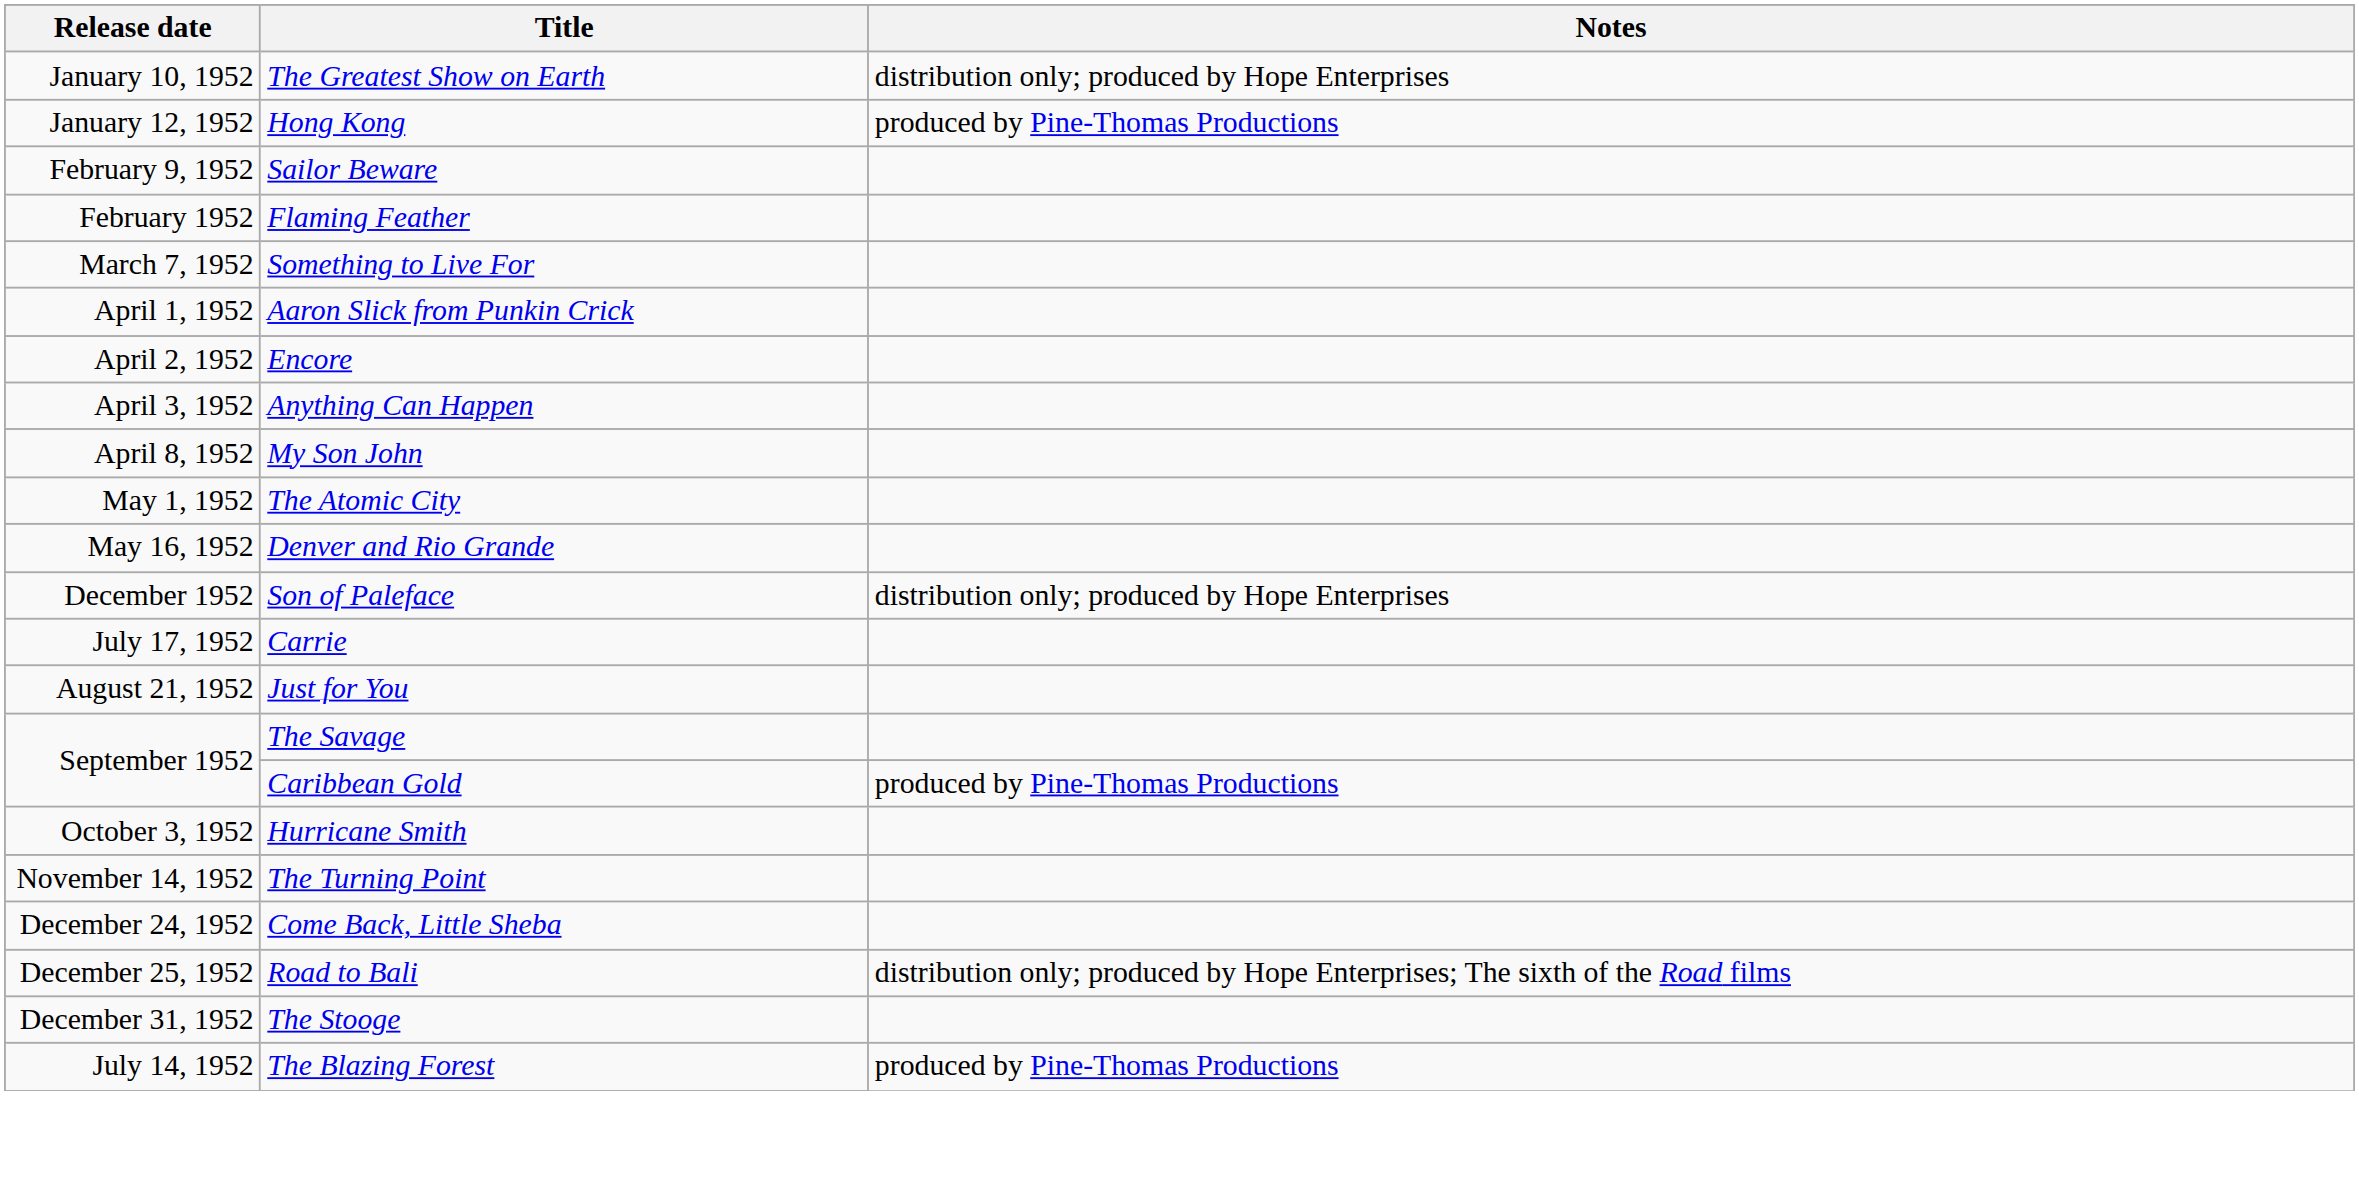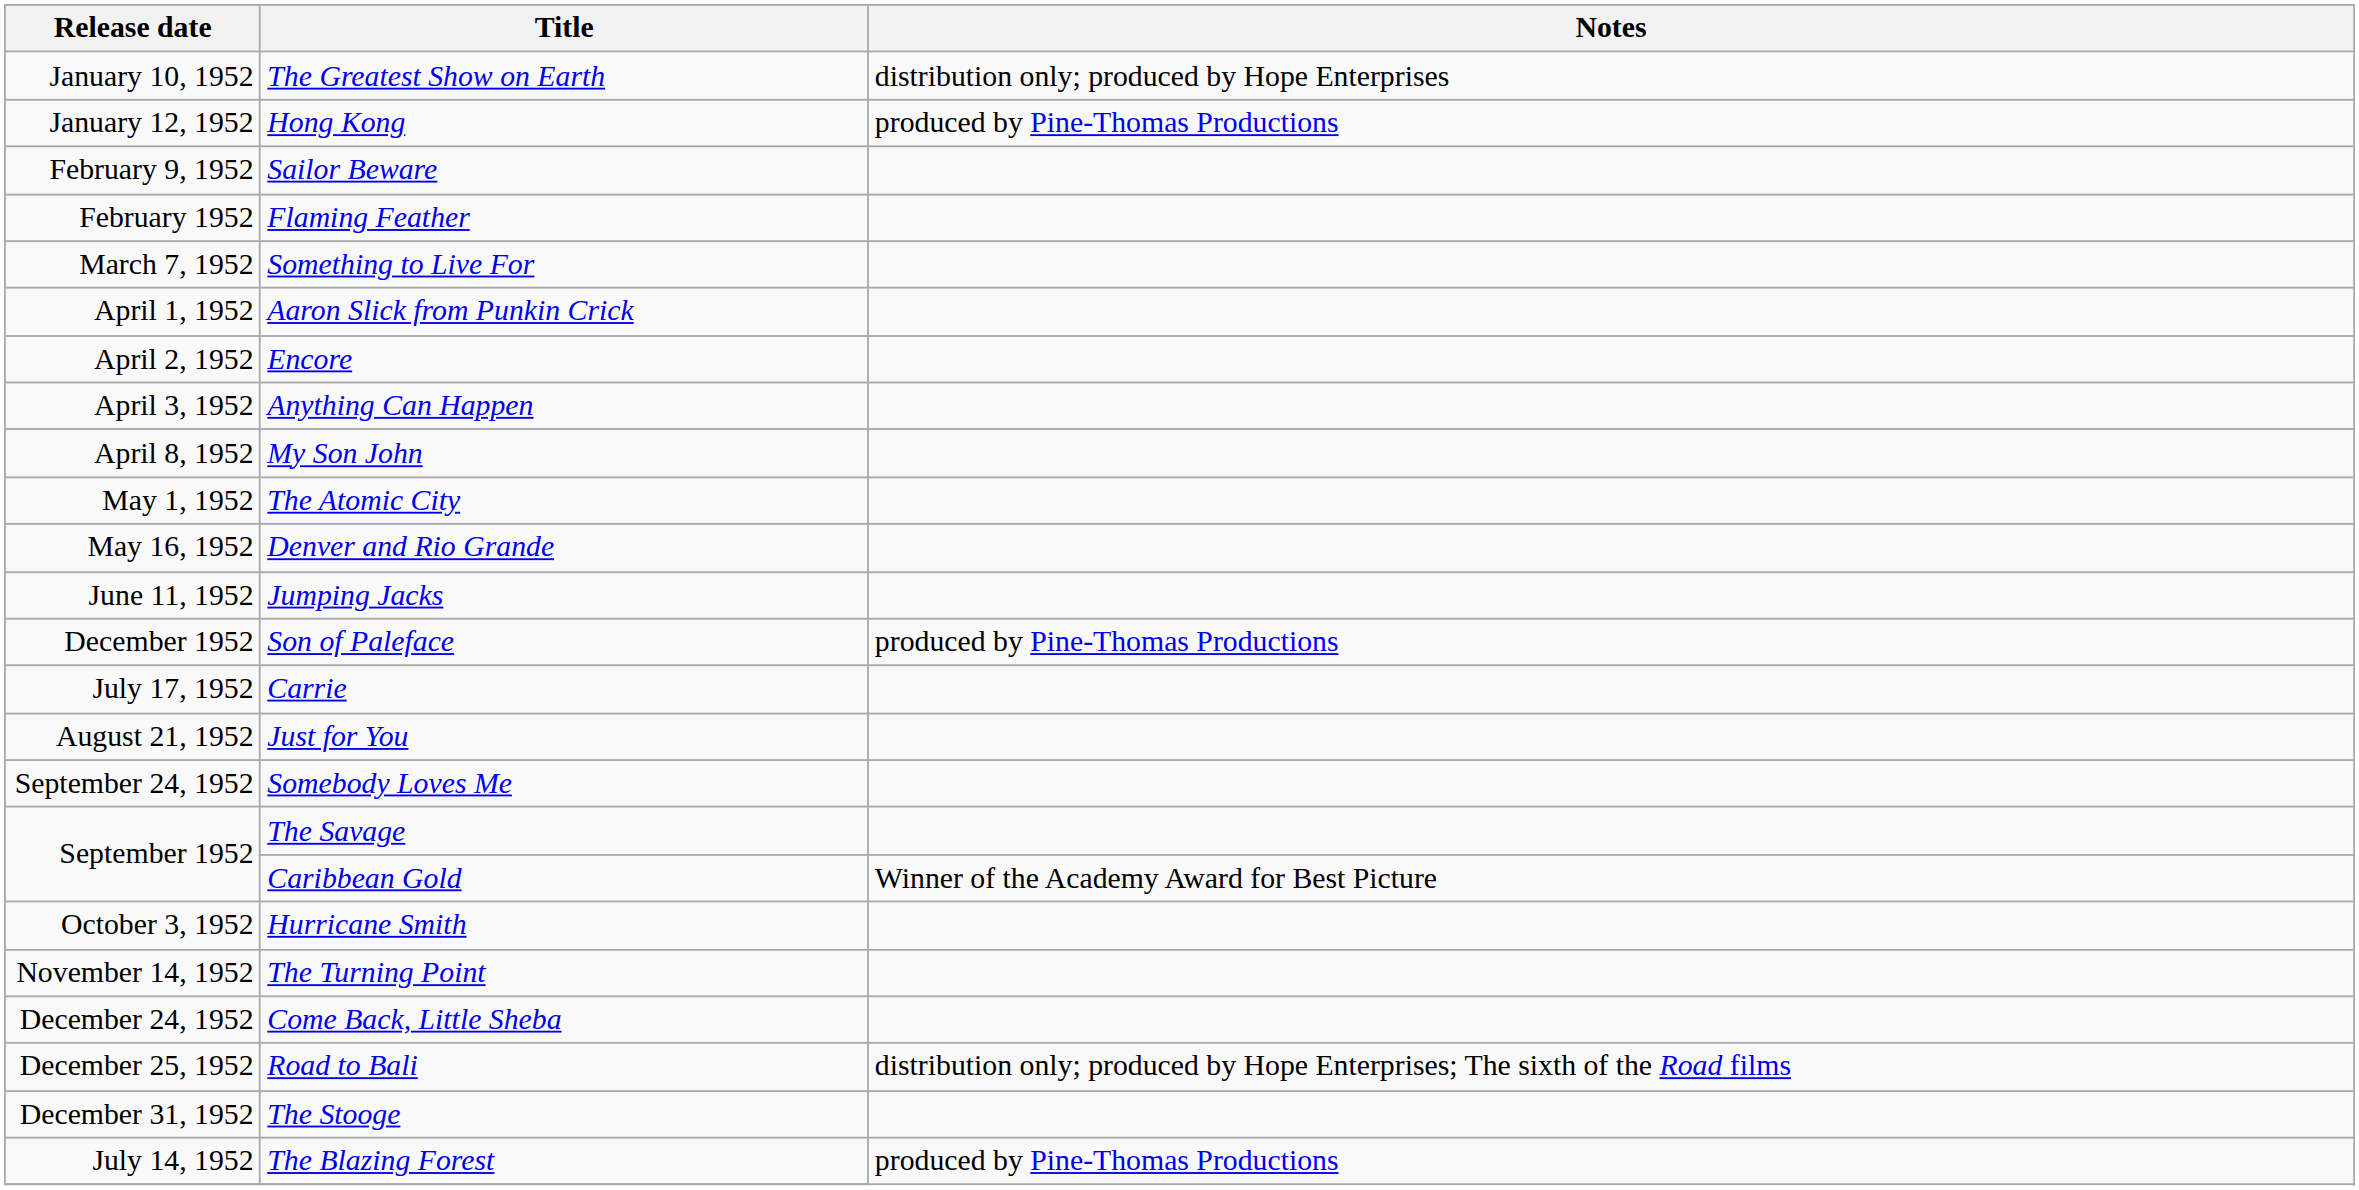+ row: (355, 594)
(1162, 594) distribution only; produced by Hope Enterprises -> (1107, 641) produced by Pine-Thomas Productions
+ row: (390, 783)
(1107, 783) produced by Pine-Thomas Productions -> (1156, 877) Winner of the Academy Award for Best Picture
